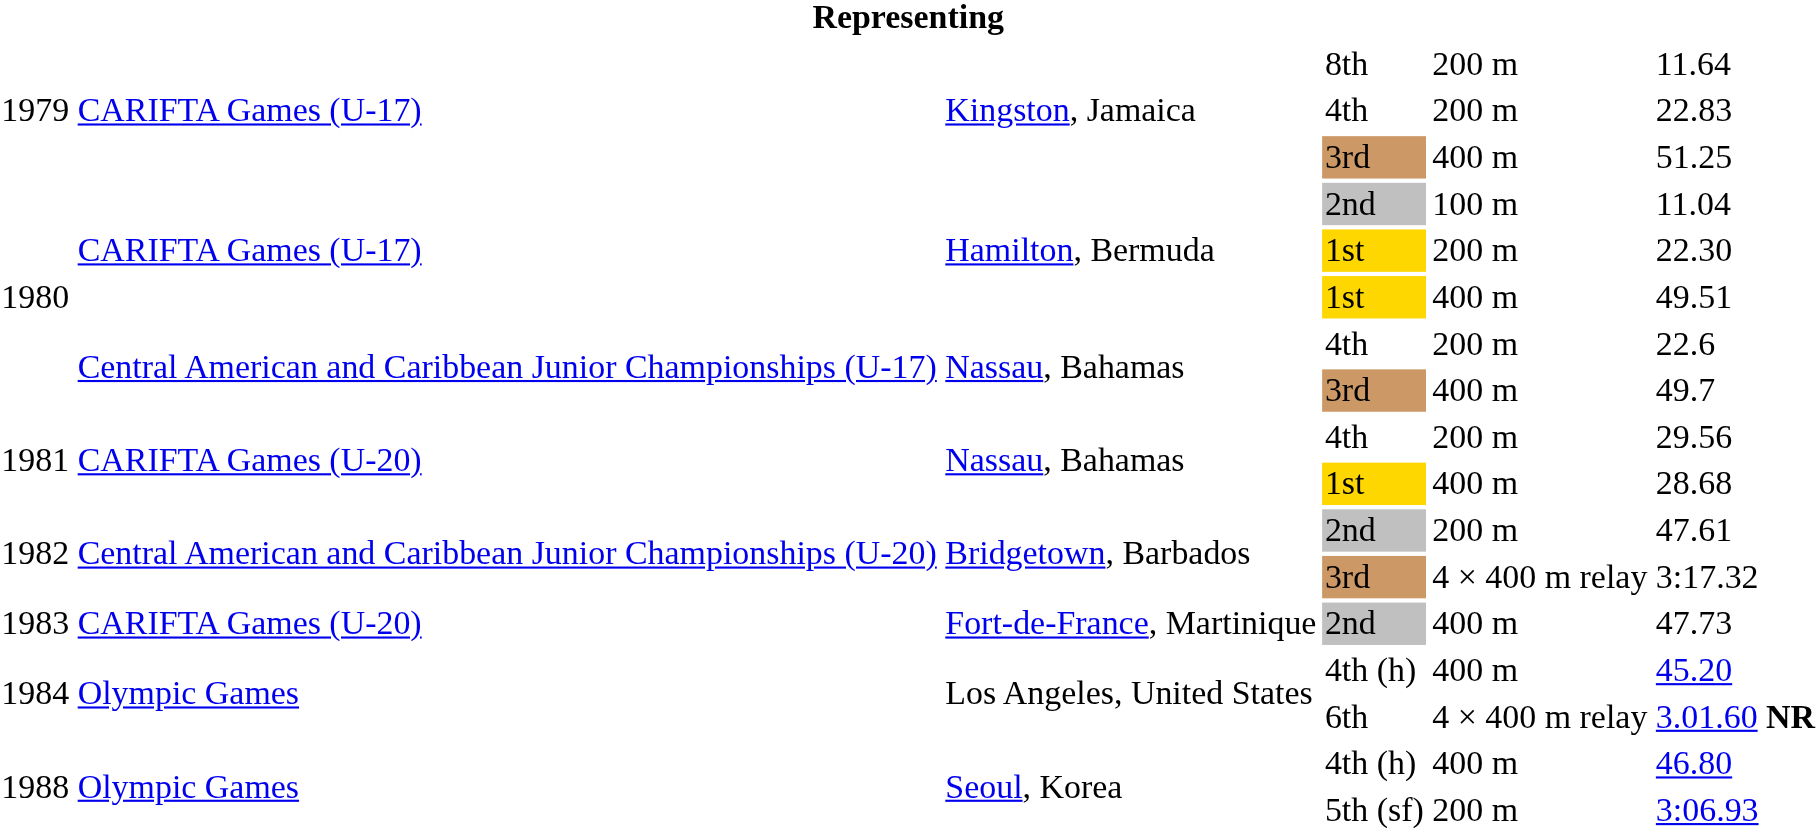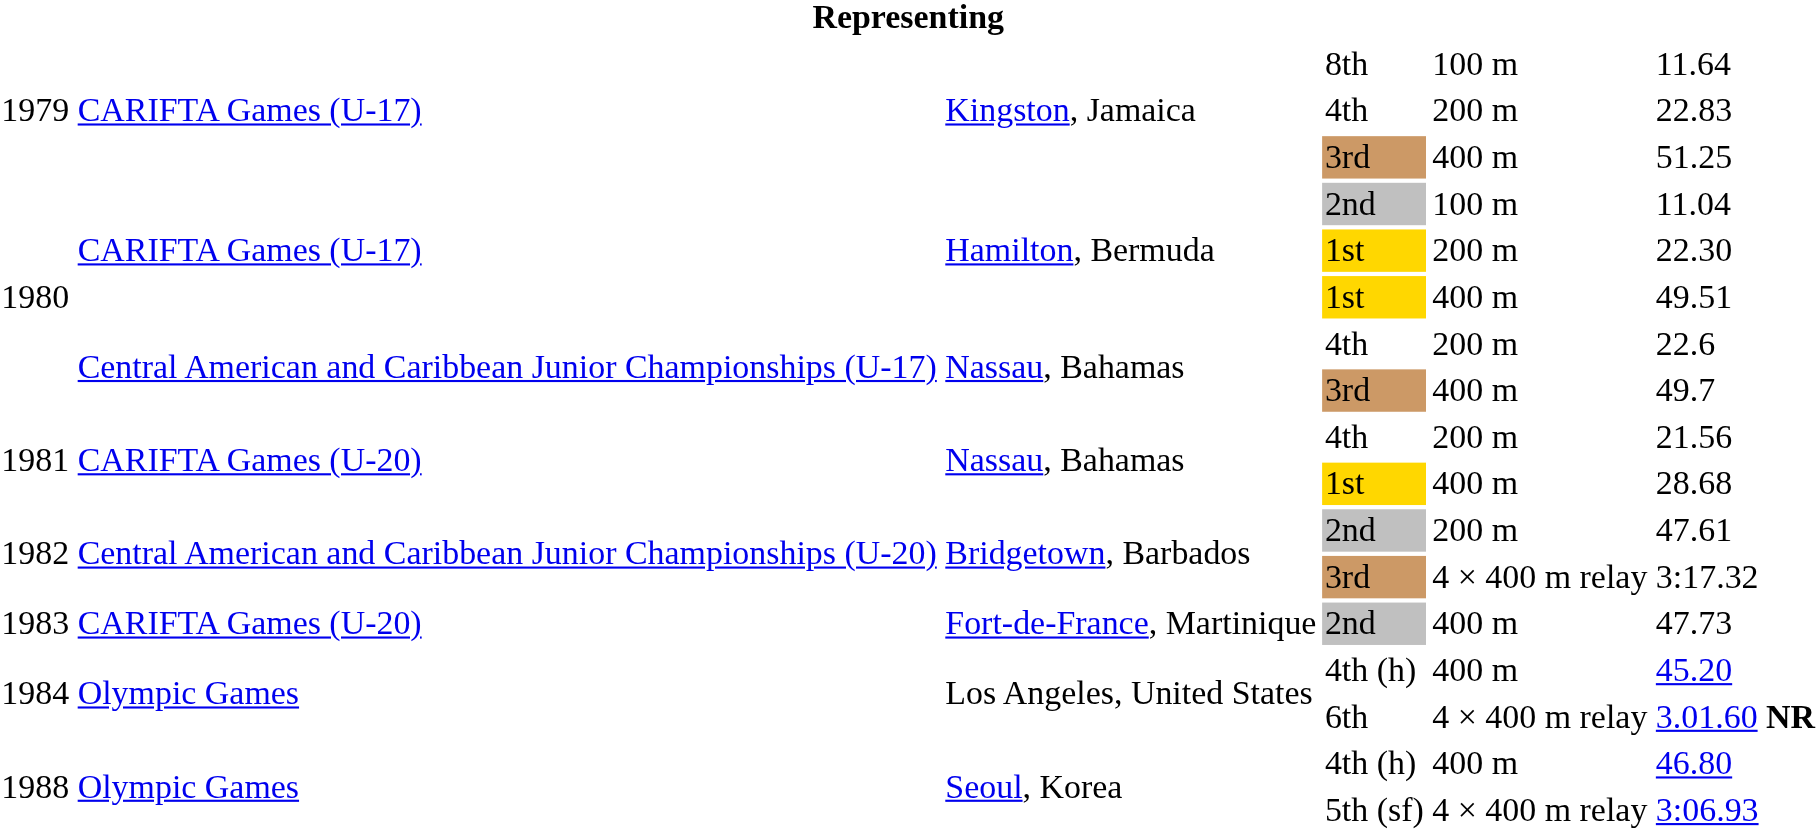(1475, 63) 200 m -> (1475, 63) 100 m
(1694, 436) 29.56 -> (1694, 436) 21.56
(1475, 809) 200 m -> (1540, 809) 4 × 400 m relay
